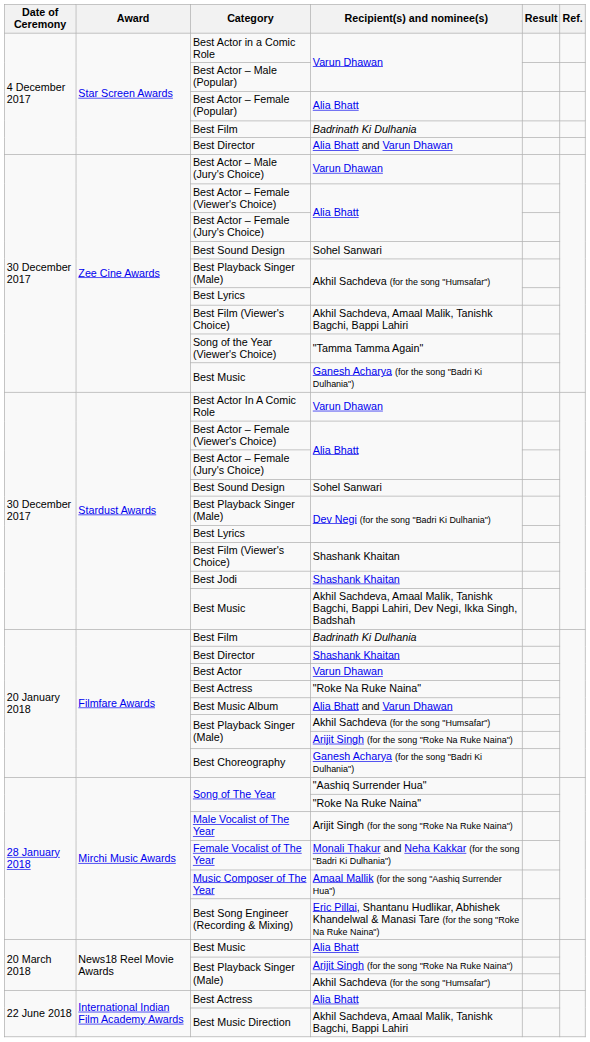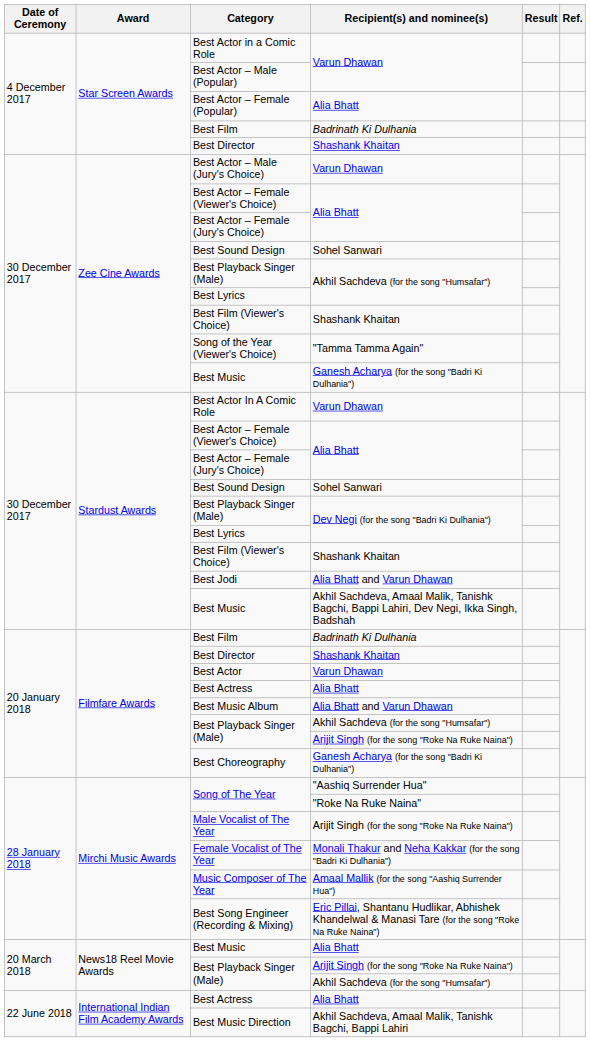(383, 146) Alia Bhatt and Varun Dhawan -> (356, 146) Shashank Khaitan
(403, 319) Akhil Sachdeva, Amaal Malik, Tanishk Bagchi, Bappi Lahiri -> (356, 319) Shashank Khaitan
(356, 579) Shashank Khaitan -> (383, 579) Alia Bhatt and Varun Dhawan
(367, 689) "Roke Na Ruke Naina" -> (336, 689) Alia Bhatt
